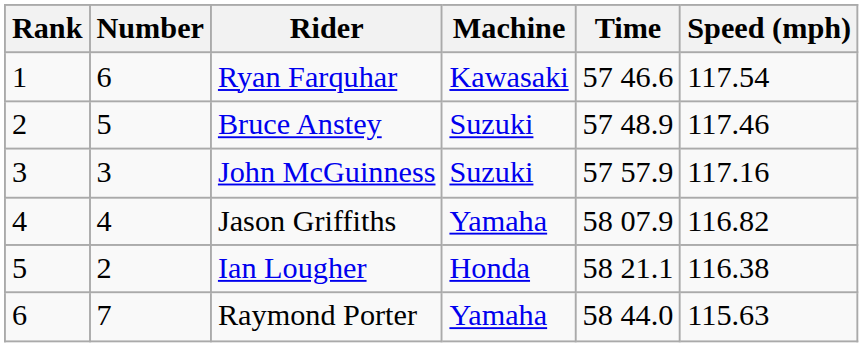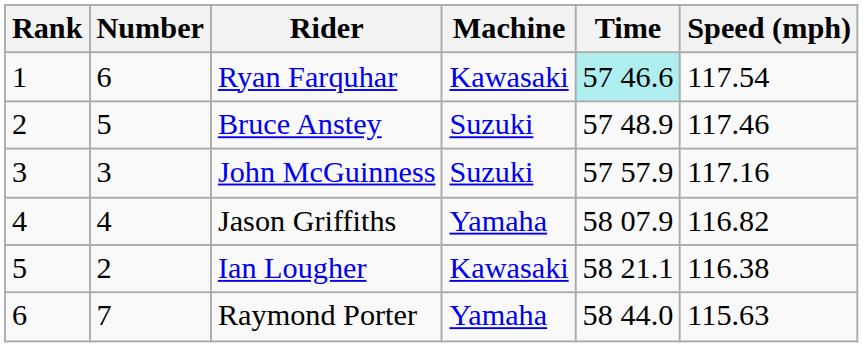(628, 76) no background -> (628, 76) paleturquoise background
(490, 268) Honda -> (509, 268) Kawasaki
